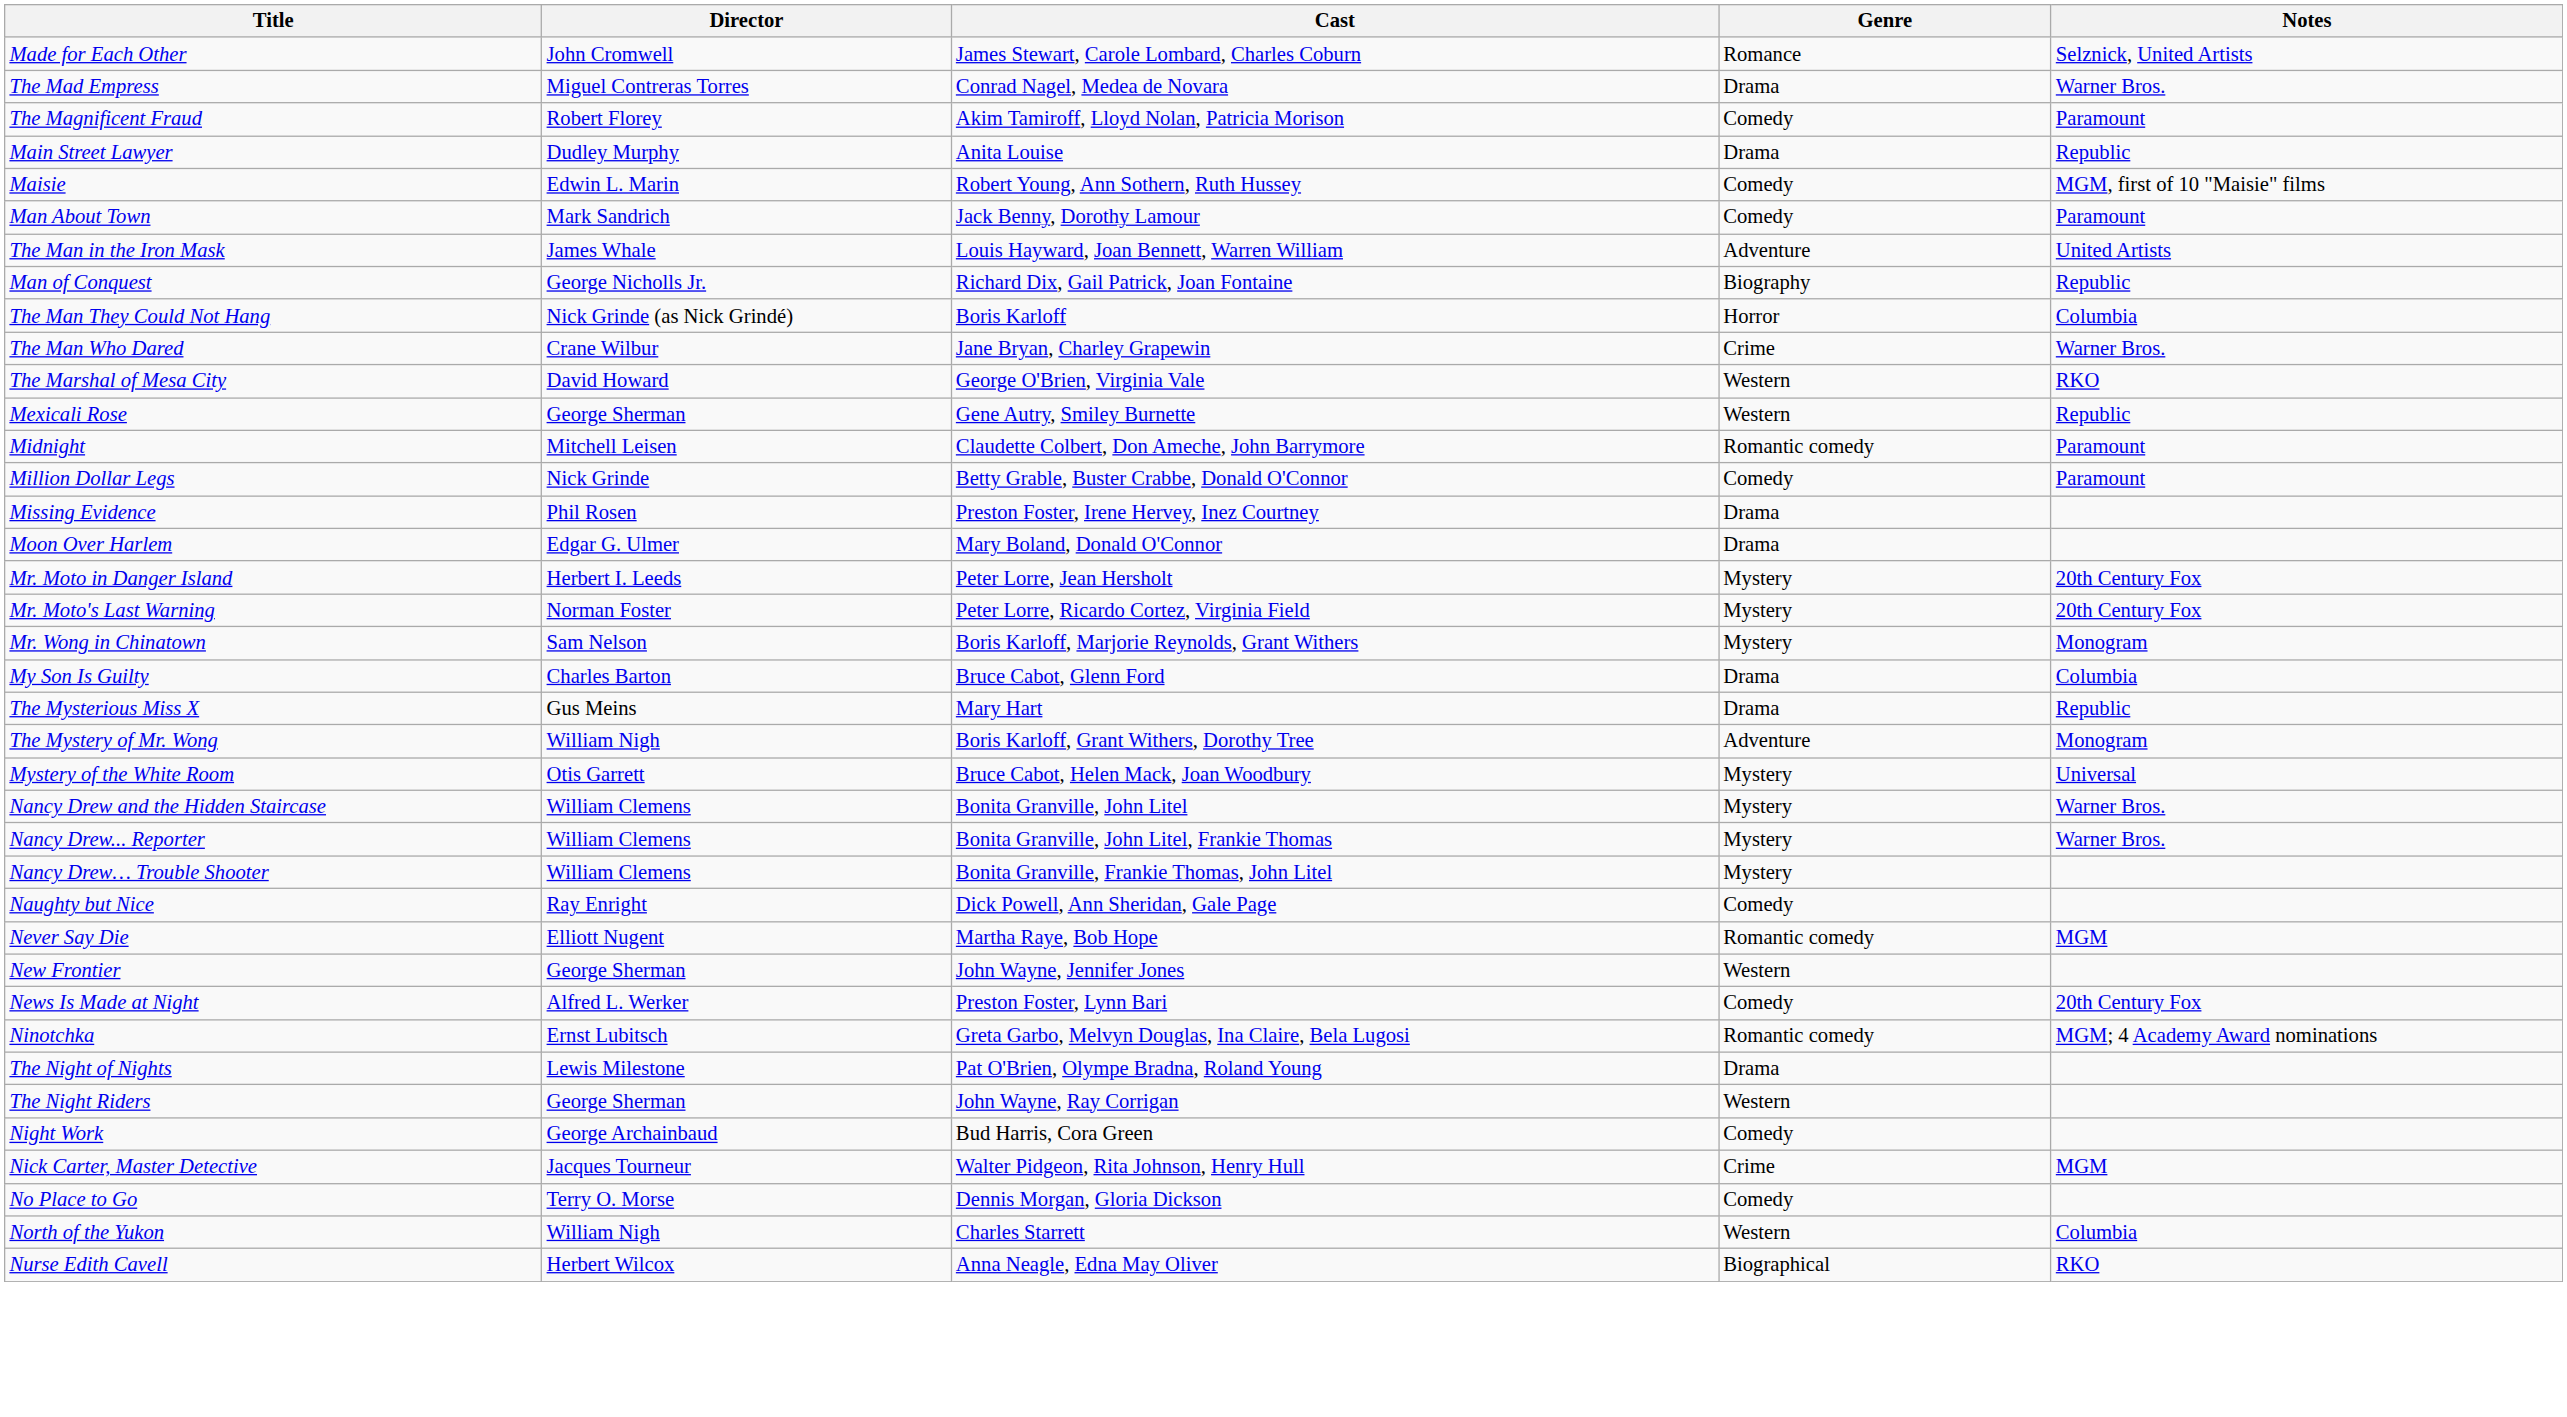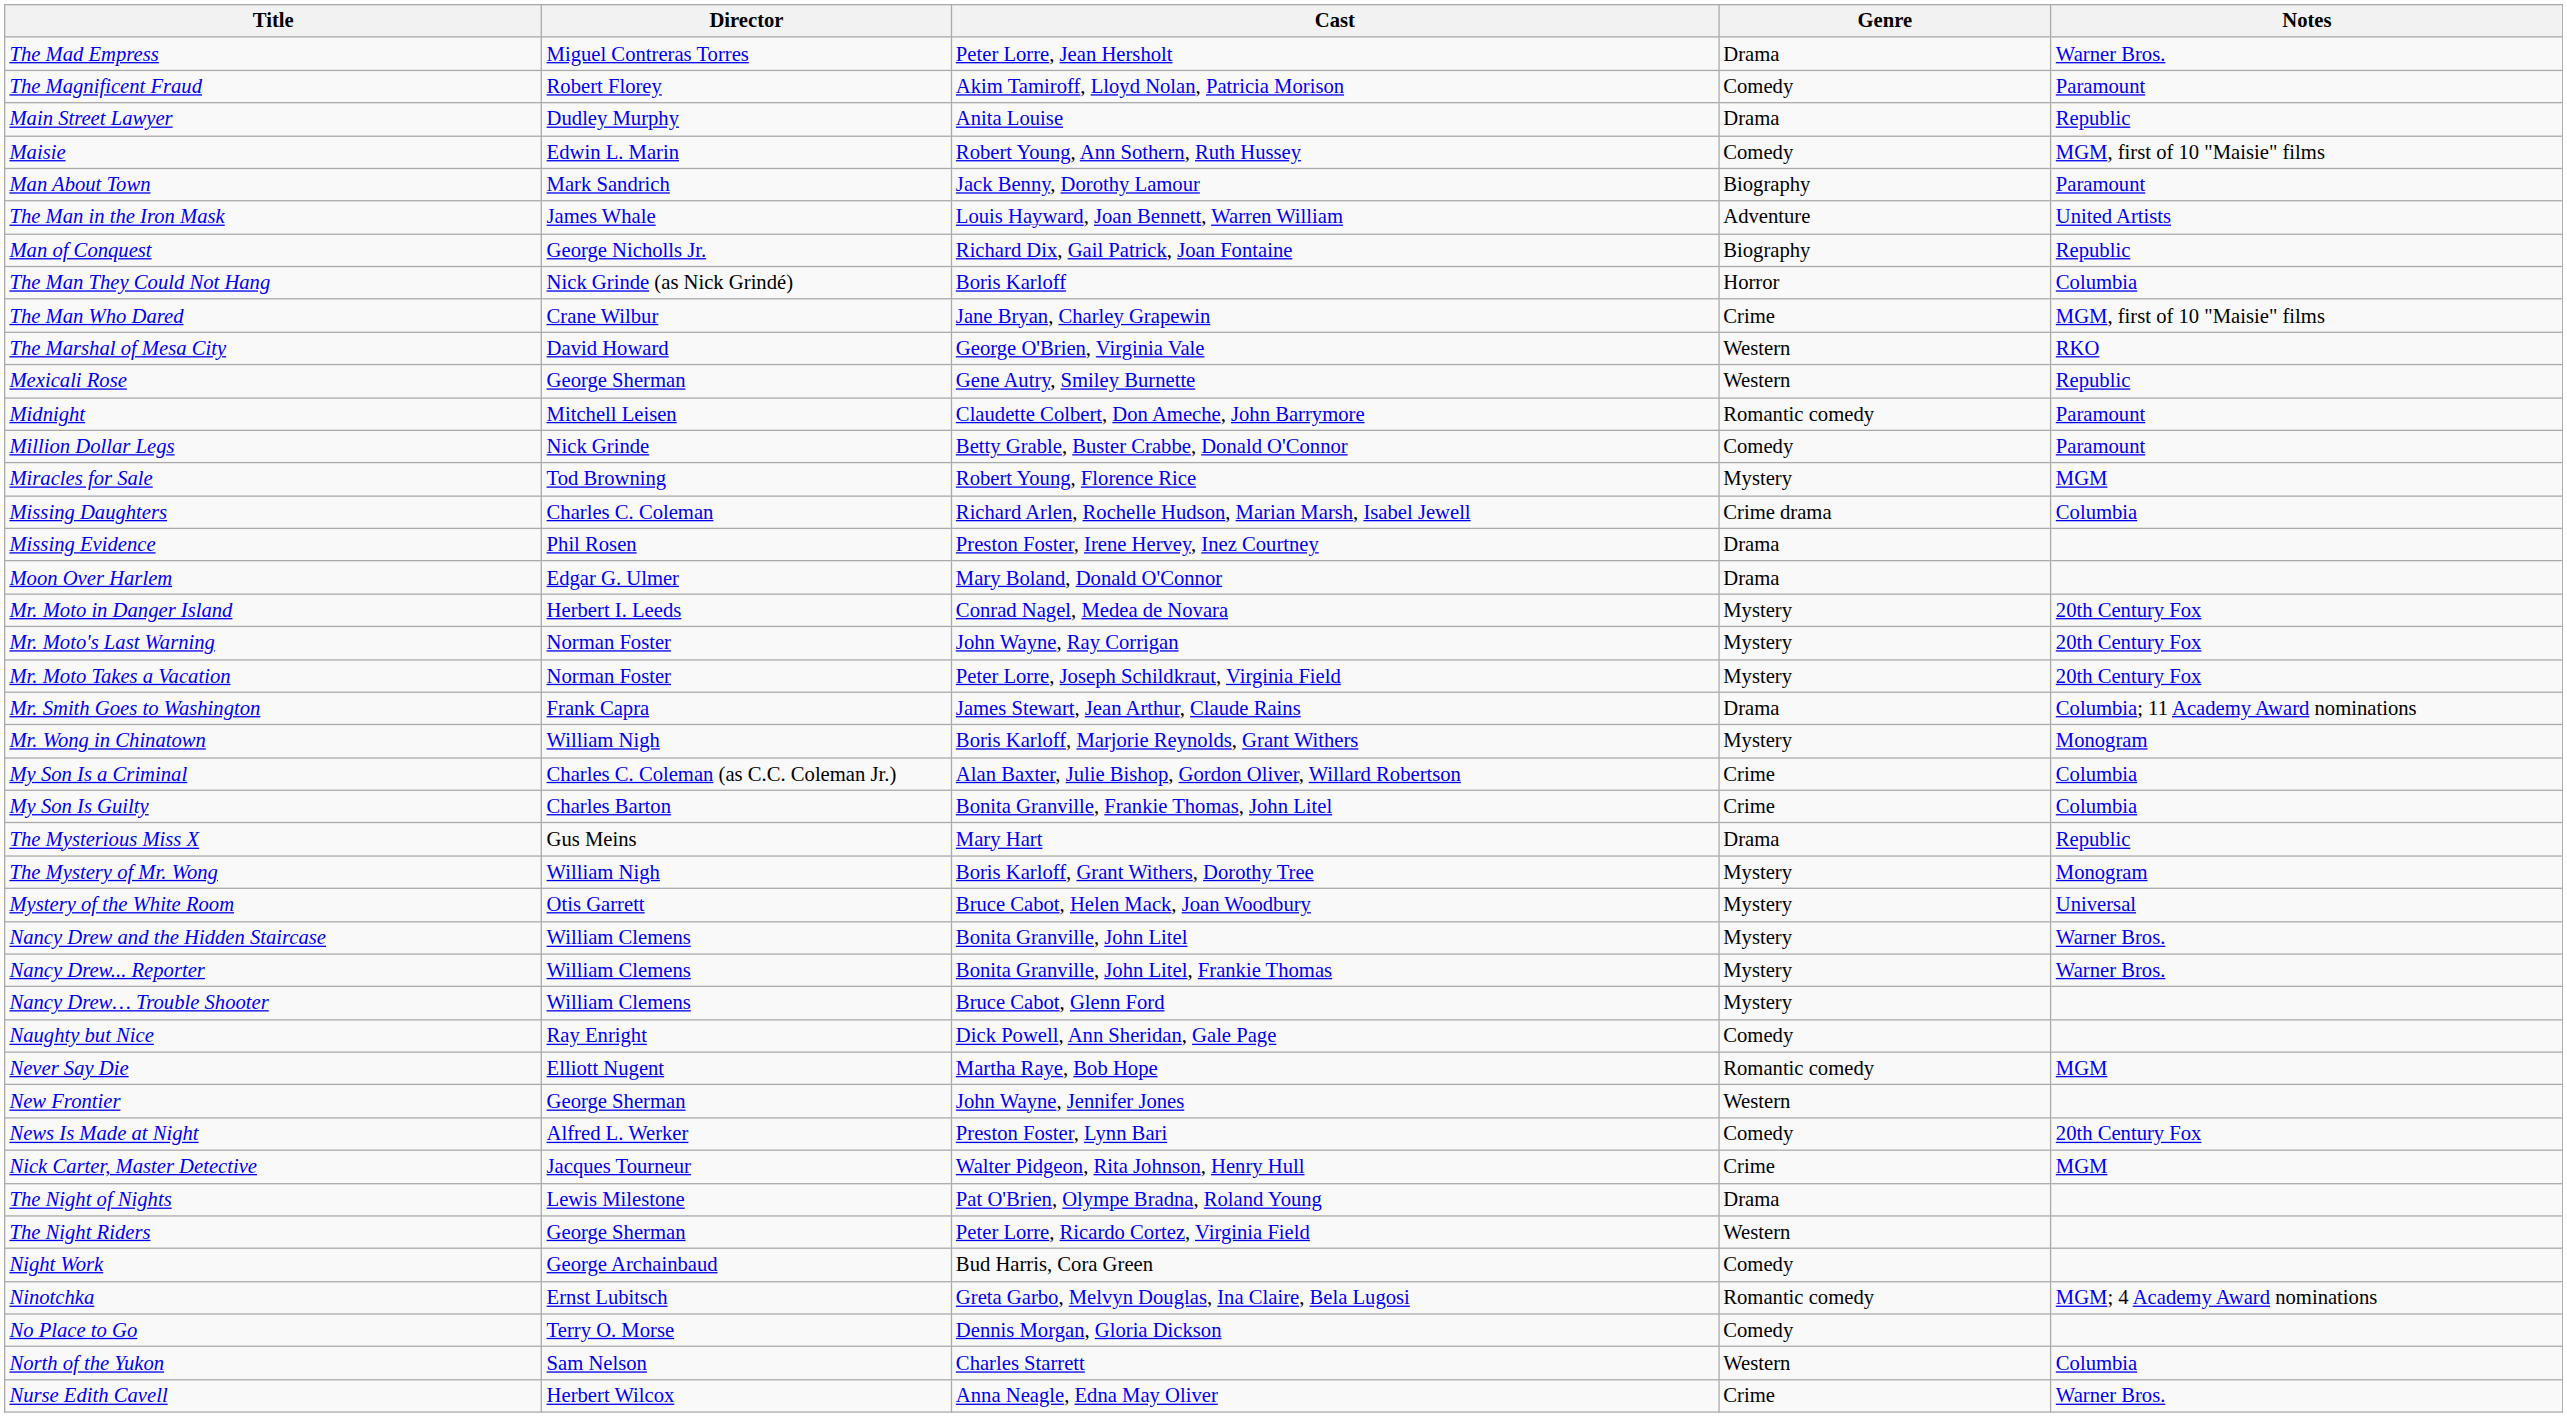- row: (98, 53)
(1092, 86) Conrad Nagel, Medea de Novara -> (1064, 53) Peter Lorre, Jean Hersholt
(1758, 217) Comedy -> (1767, 184) Biography
(2111, 348) Warner Bros. -> (2190, 315) MGM, first of 10 "Maisie" films
+ row: (81, 479)
+ row: (88, 511)
(1064, 577) Peter Lorre, Jean Hersholt -> (1092, 610) Conrad Nagel, Medea de Novara
(1133, 610) Peter Lorre, Ricardo Cortez, Virginia Field -> (1067, 642) John Wayne, Ray Corrigan
+ row: (120, 675)
+ row: (135, 708)
(597, 642) Sam Nelson -> (603, 741) William Nigh
+ row: (98, 773)
(1060, 675) Bruce Cabot, Glenn Ford -> (1144, 806) Bonita Granville, Frankie Thomas, John Litel
(1751, 675) Drama -> (1749, 806) Crime
(1767, 741) Adventure -> (1758, 871) Mystery
(1144, 871) Bonita Granville, Frankie Thomas, John Litel -> (1060, 1002) Bruce Cabot, Glenn Ford
rows swapped: (133, 1166) <-> (52, 1035)
(1067, 1101) John Wayne, Ray Corrigan -> (1133, 1232) Peter Lorre, Ricardo Cortez, Virginia Field
(603, 1232) William Nigh -> (597, 1362) Sam Nelson
(1777, 1264) Biographical -> (1749, 1395) Crime
(2078, 1264) RKO -> (2111, 1395) Warner Bros.
